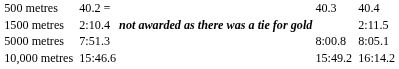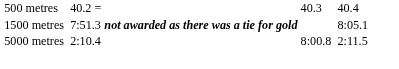(95, 24) 2:10.4 -> (86, 24) 7:51.3
(373, 24) 2:11.5 -> (353, 24) 8:05.1
(95, 41) 7:51.3 -> (86, 41) 2:10.4
(374, 41) 8:05.1 -> (353, 41) 2:11.5
- row: (39, 58)
